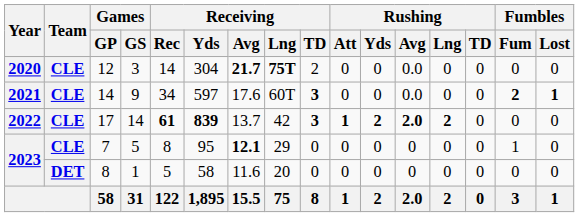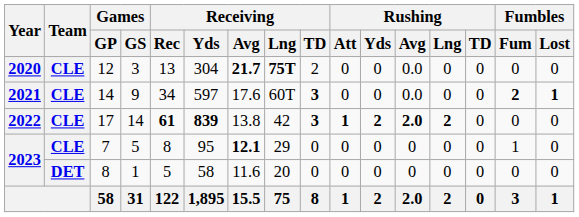(167, 69) 14 -> (167, 69) 13
(246, 120) 13.7 -> (246, 120) 13.8
